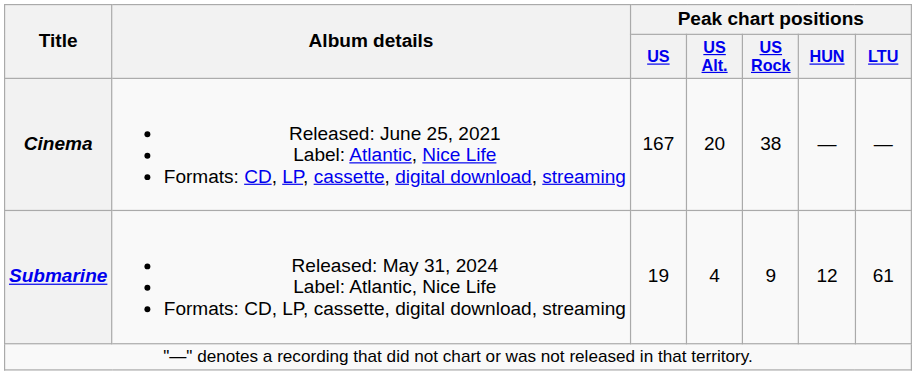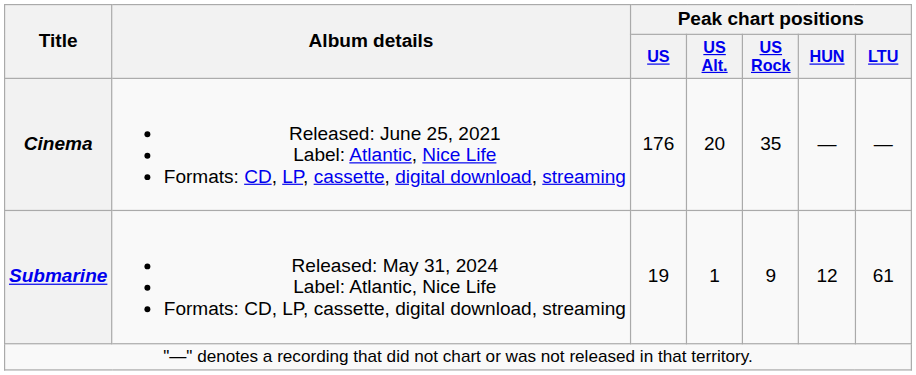(658, 144) 167 -> (658, 144) 176
(771, 144) 38 -> (771, 144) 35
(715, 276) 4 -> (715, 276) 1
